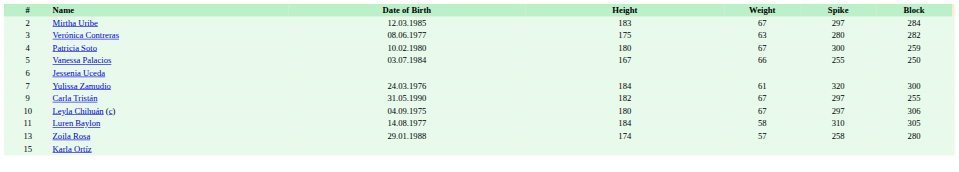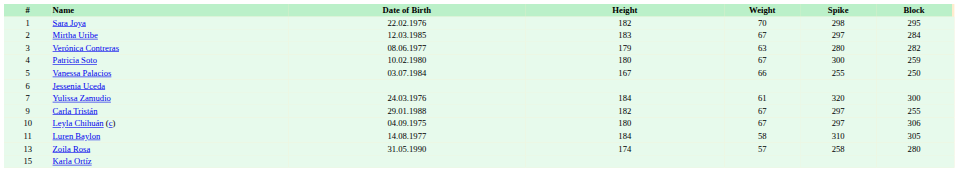+ row: (69, 23)
(625, 35) 175 -> (625, 48) 179
(407, 98) 31.05.1990 -> (407, 111) 29.01.1988
(407, 136) 29.01.1988 -> (407, 149) 31.05.1990
